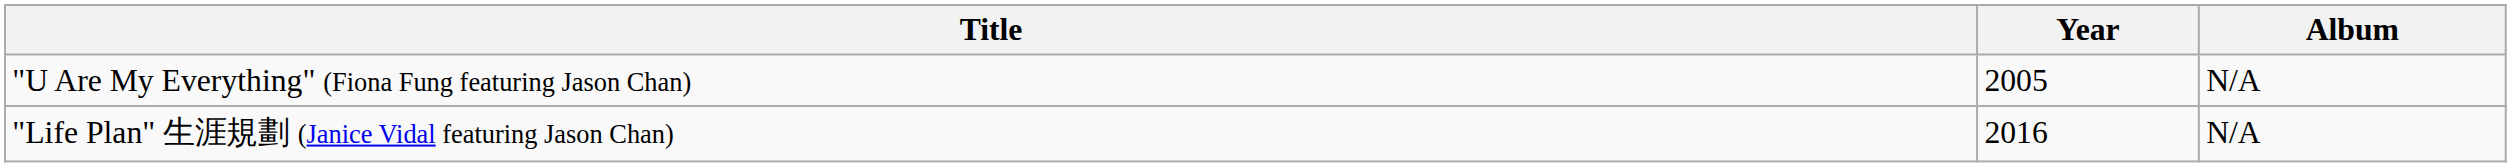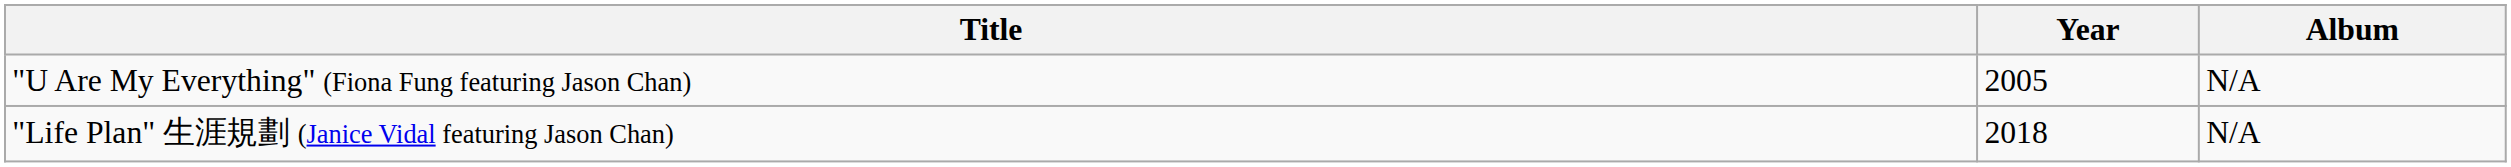(2016, 133) 2016 -> (2016, 133) 2018
